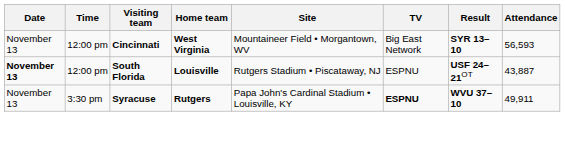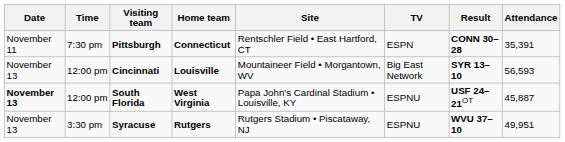+ row: (136, 44)
(192, 44) West Virginia -> (196, 70) Louisville
(196, 71) Louisville -> (192, 97) West Virginia
(307, 71) Rutgers Stadium • Piscataway, NJ -> (306, 97) Papa John's Cardinal Stadium • Louisville, KY
(519, 71) 43,887 -> (519, 97) 45,887
(302, 98) Papa John's Cardinal Stadium • Louisville, KY -> (304, 125) Rutgers Stadium • Piscataway, NJ
(402, 98) bold -> (403, 125) normal
(519, 98) 49,911 -> (519, 125) 49,951
